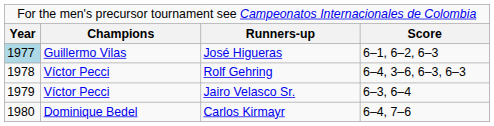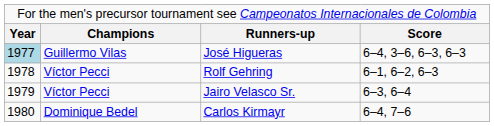(401, 53) 6–1, 6–2, 6–3 -> (414, 53) 6–4, 3–6, 6–3, 6–3
(414, 72) 6–4, 3–6, 6–3, 6–3 -> (401, 72) 6–1, 6–2, 6–3
